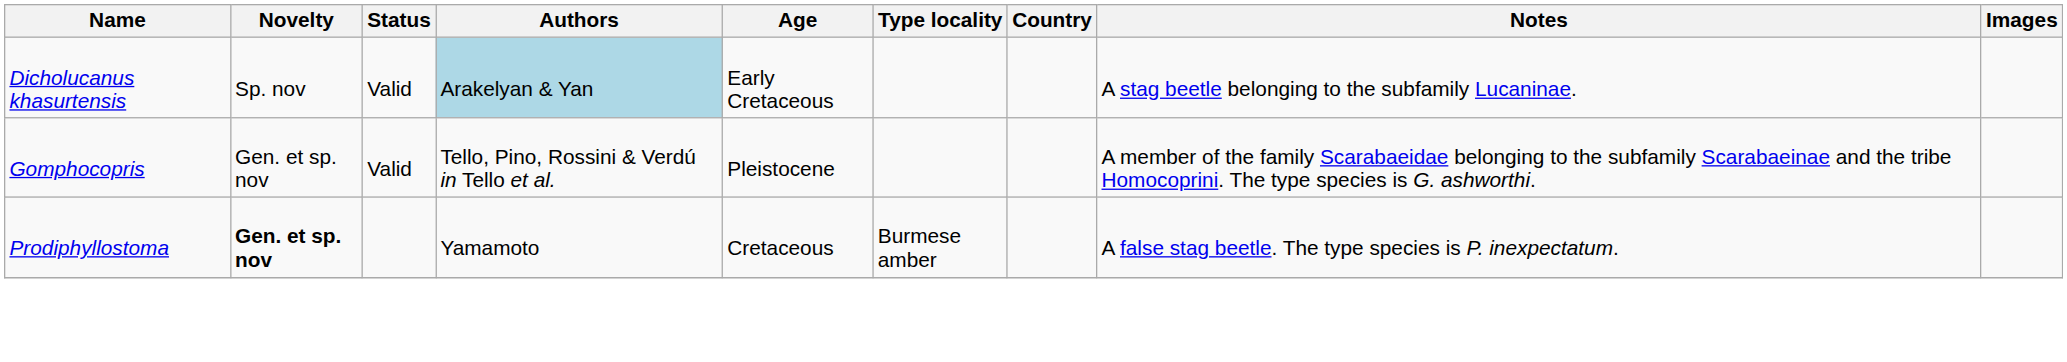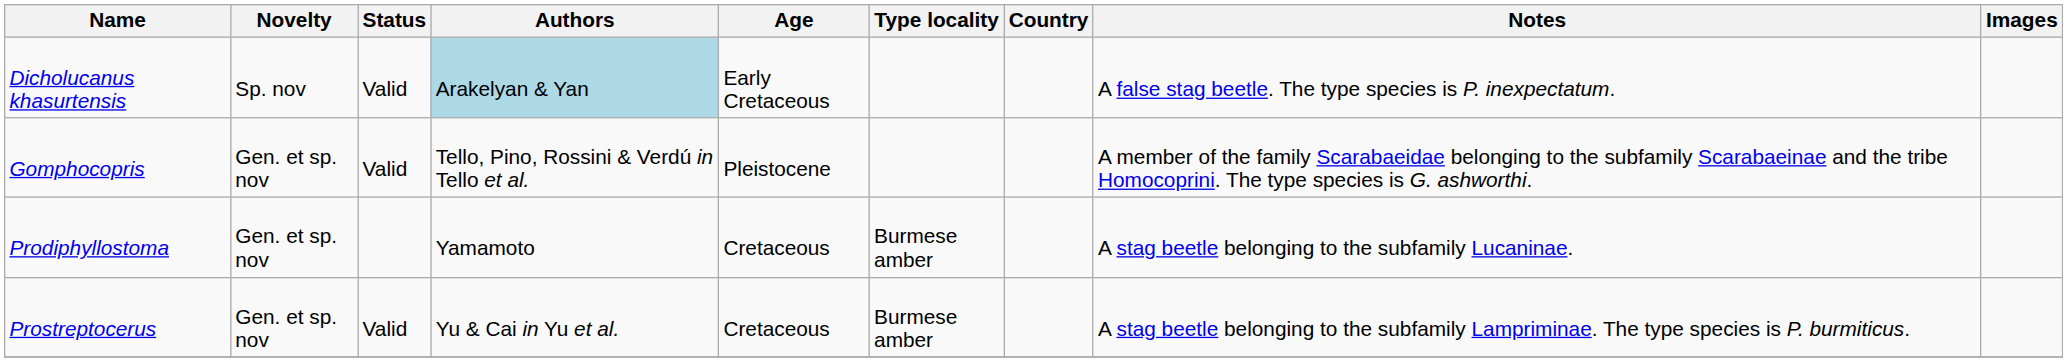(1339, 89) A stag beetle belonging to the subfamily Lucaninae. -> (1357, 89) A false stag beetle. The type species is P. inexpectatum.
(288, 248) bold -> (286, 248) normal
(1360, 248) A false stag beetle. The type species is P. inexpectatum. -> (1336, 248) A stag beetle belonging to the subfamily Lucaninae.
+ row: (83, 328)
